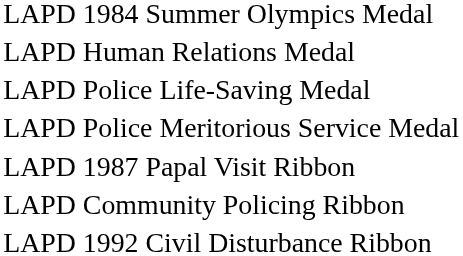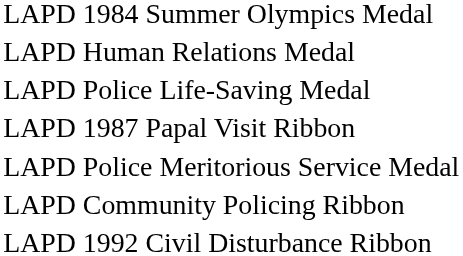rows swapped: (231, 128) <-> (179, 166)
